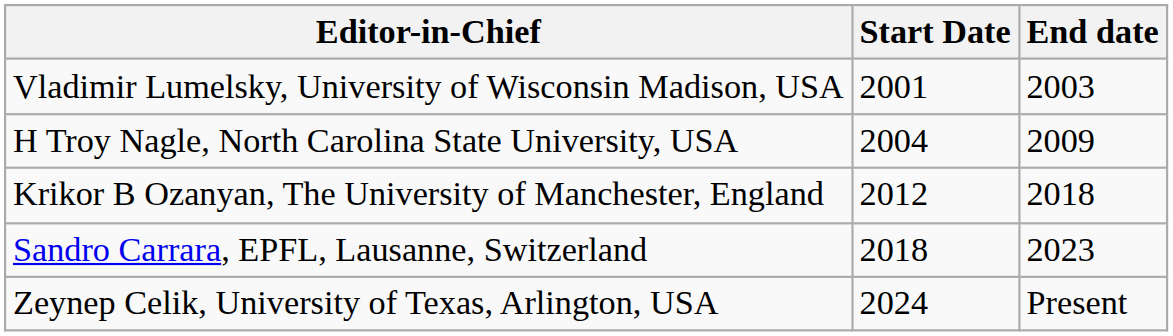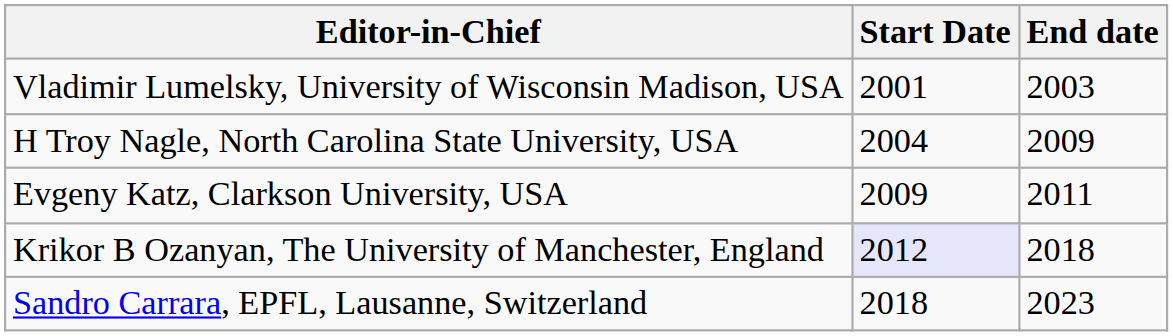+ row: (290, 194)
(894, 194) no background -> (894, 248) lavender background
- row: (366, 303)
